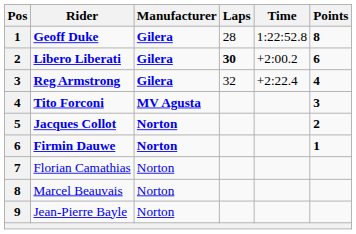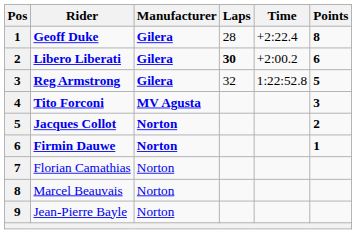(282, 37) 1:22:52.8 -> (277, 37) +2:22.4
(277, 81) +2:22.4 -> (282, 81) 1:22:52.8
(317, 81) 4 -> (317, 81) 5
